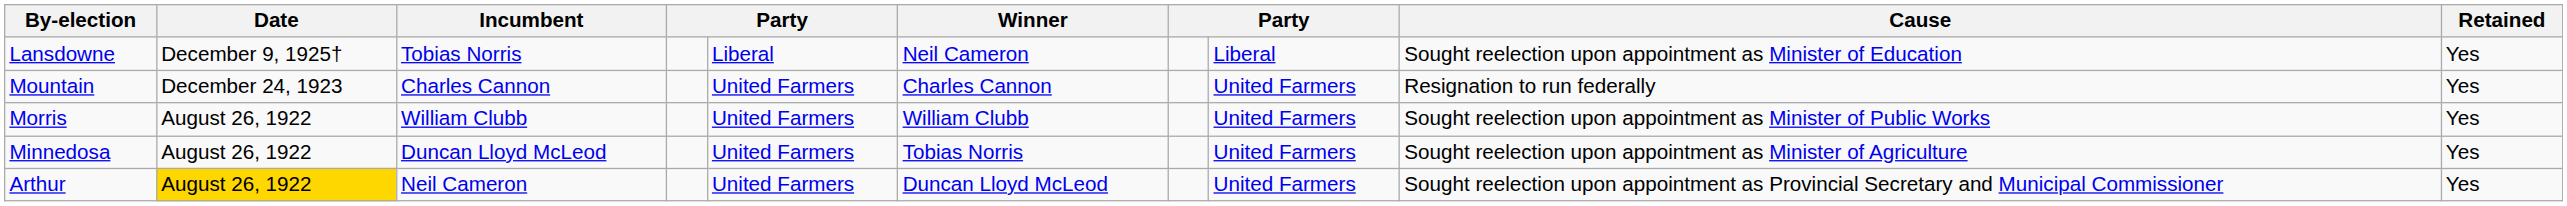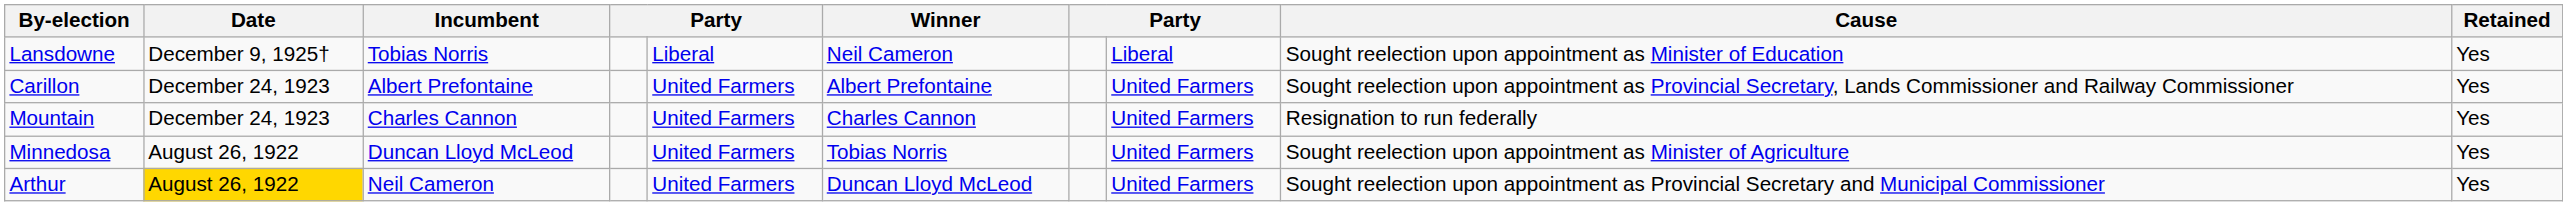+ row: (44, 86)
- row: (38, 119)
